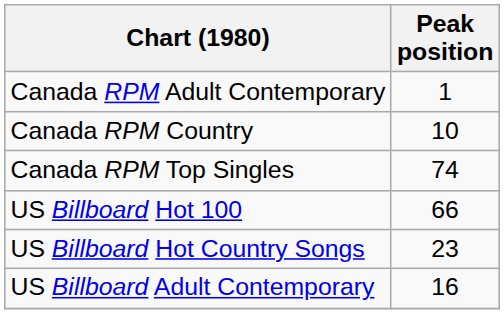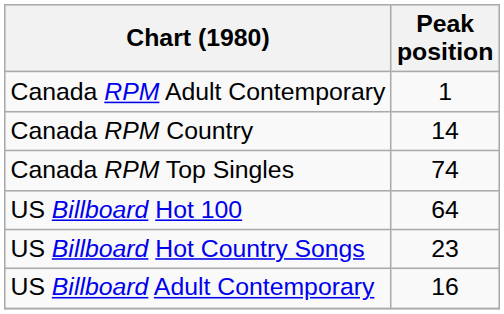(445, 130) 10 -> (445, 130) 14
(445, 209) 66 -> (445, 209) 64
